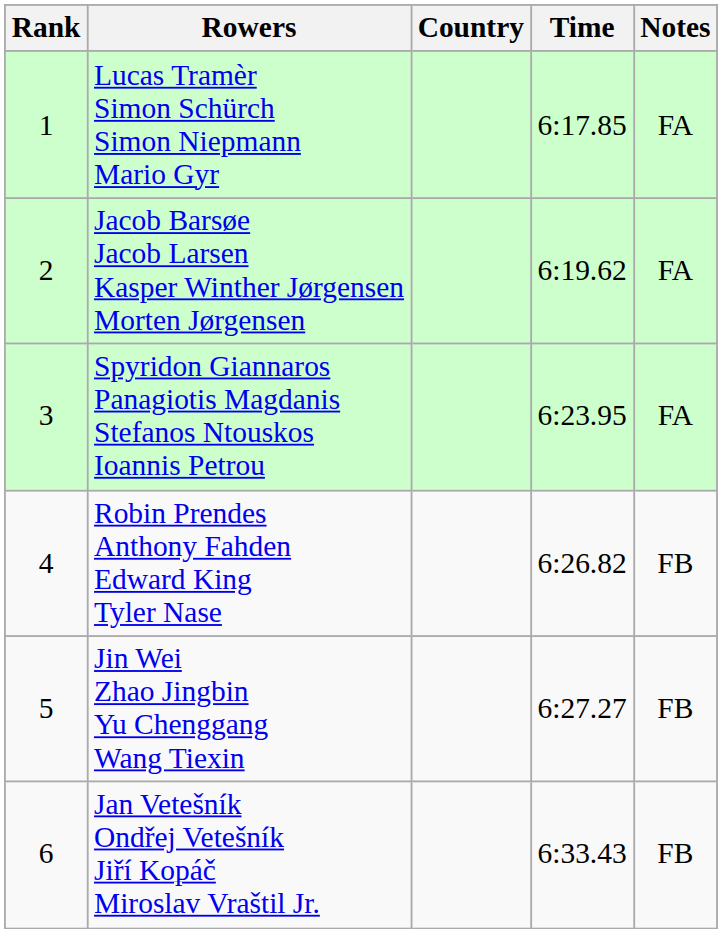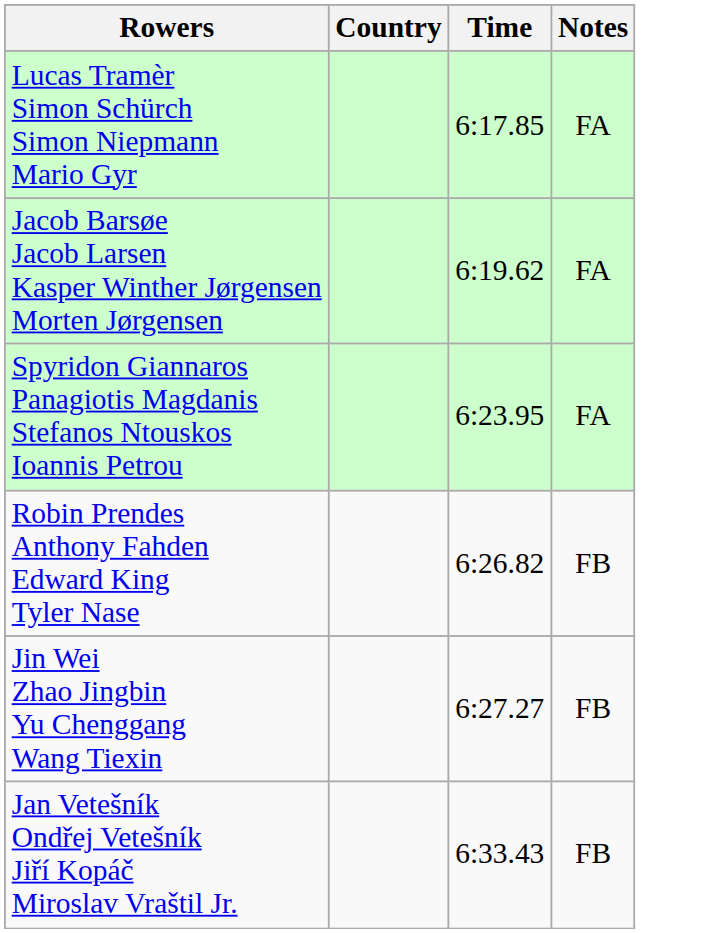- column: (46, 27)
